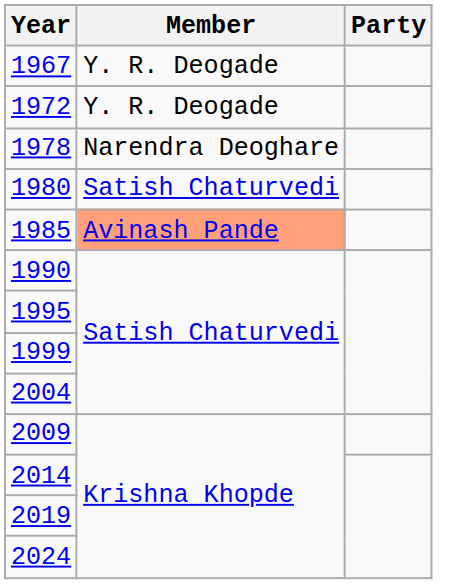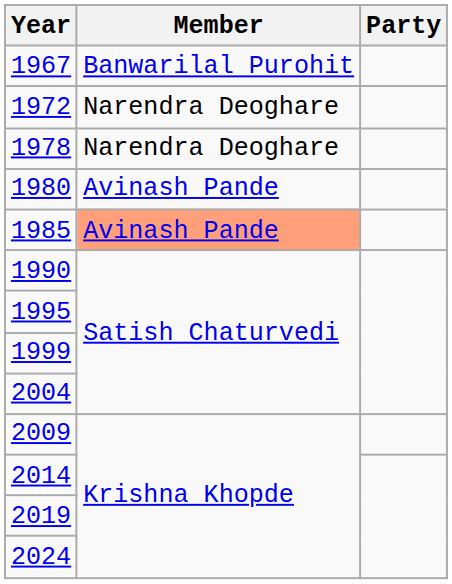(181, 66) Y. R. Deogade -> (219, 66) Banwarilal Purohit
(181, 107) Y. R. Deogade -> (211, 107) Narendra Deoghare
(211, 189) Satish Chaturvedi -> (181, 189) Avinash Pande
